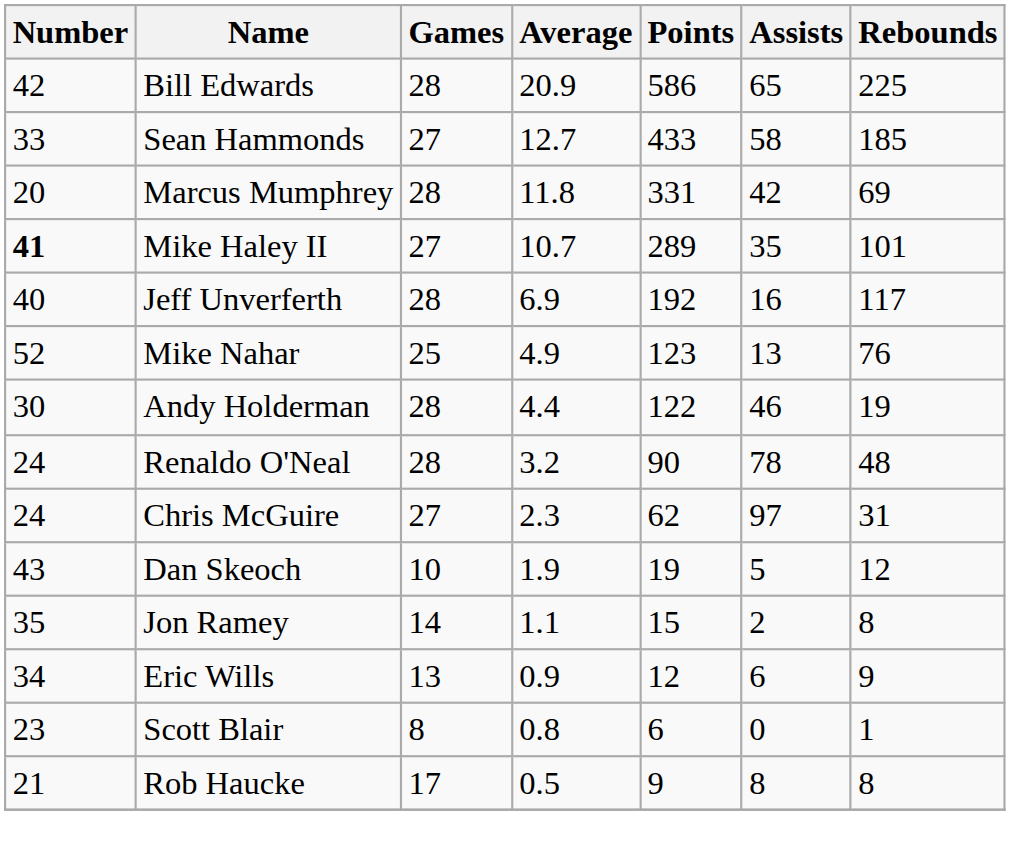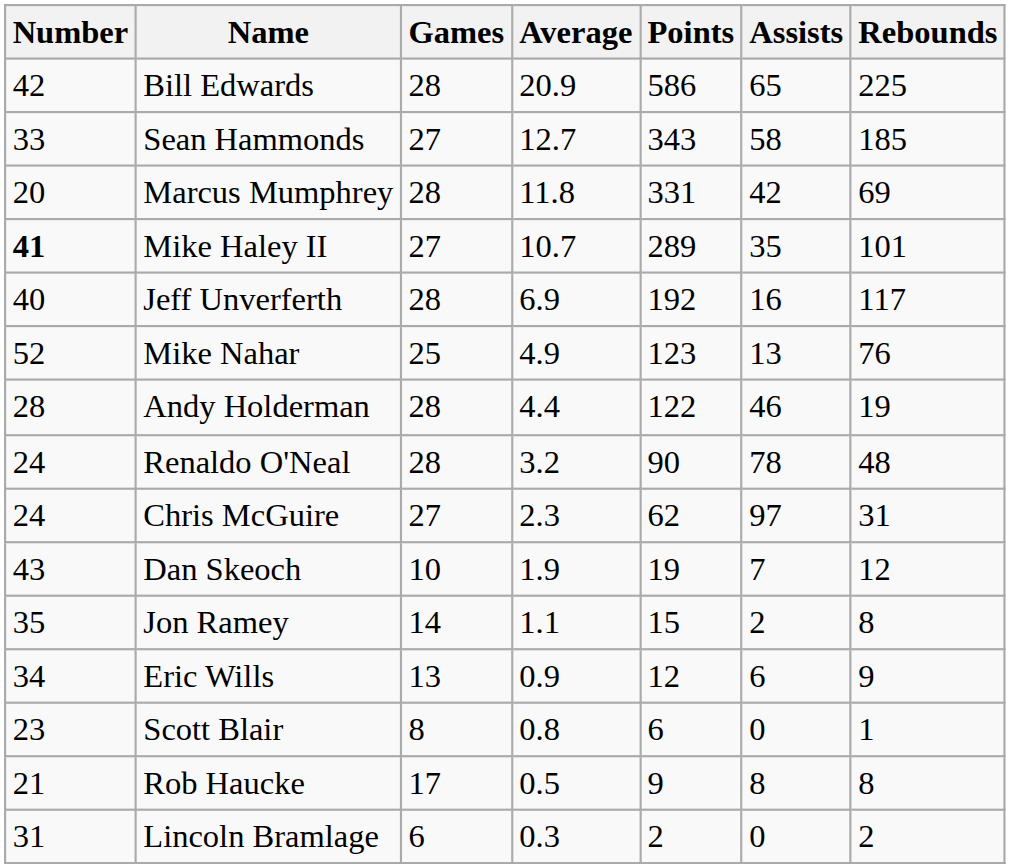(672, 138) 433 -> (672, 138) 343
(29, 406) 30 -> (29, 406) 28
(757, 567) 5 -> (757, 567) 7
+ row: (261, 836)
